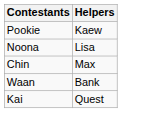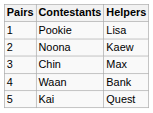+ column: (20, 13)
(88, 30) Kaew -> (116, 30) Lisa
(85, 47) Lisa -> (120, 47) Kaew
